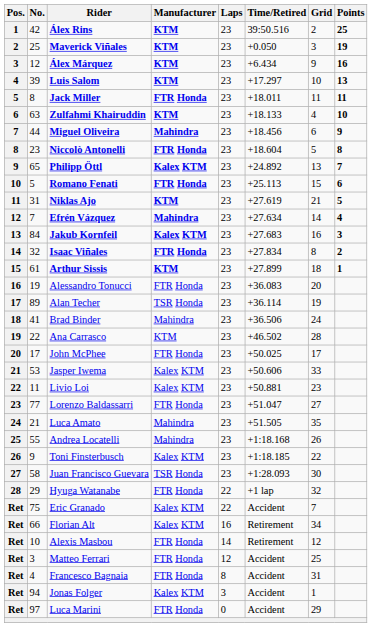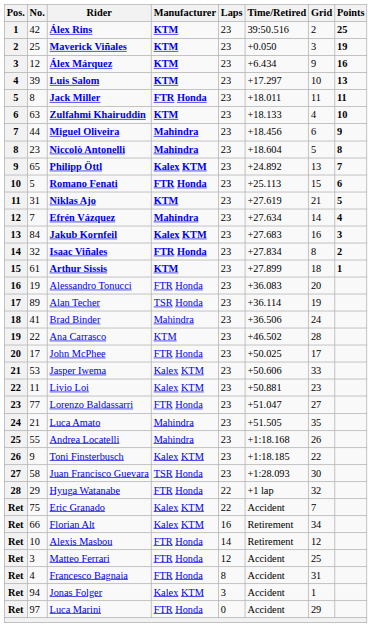(180, 149) FTR Honda -> (176, 149) Mahindra
